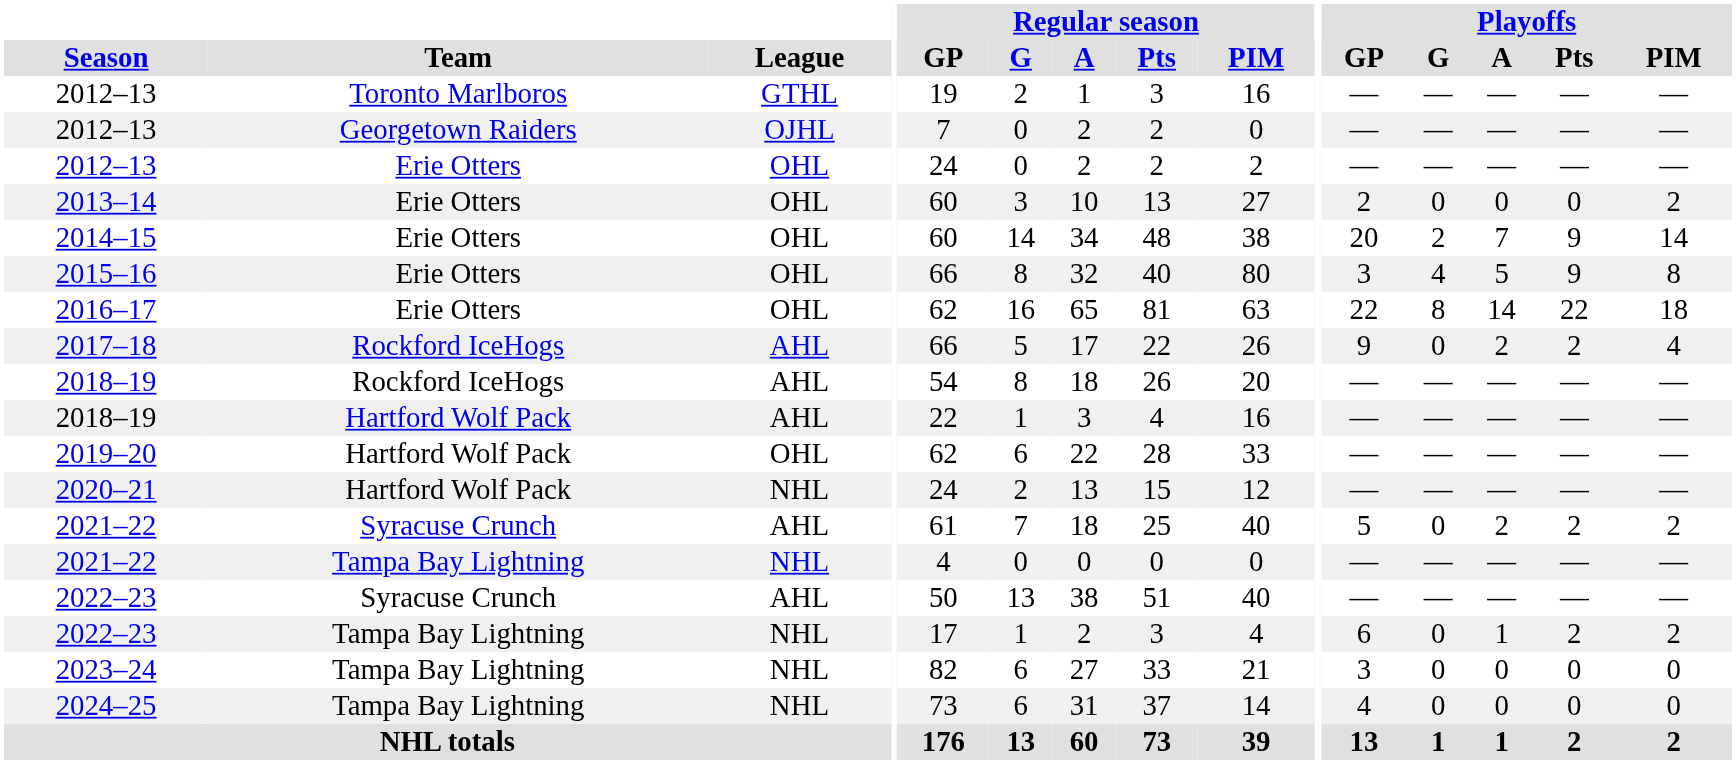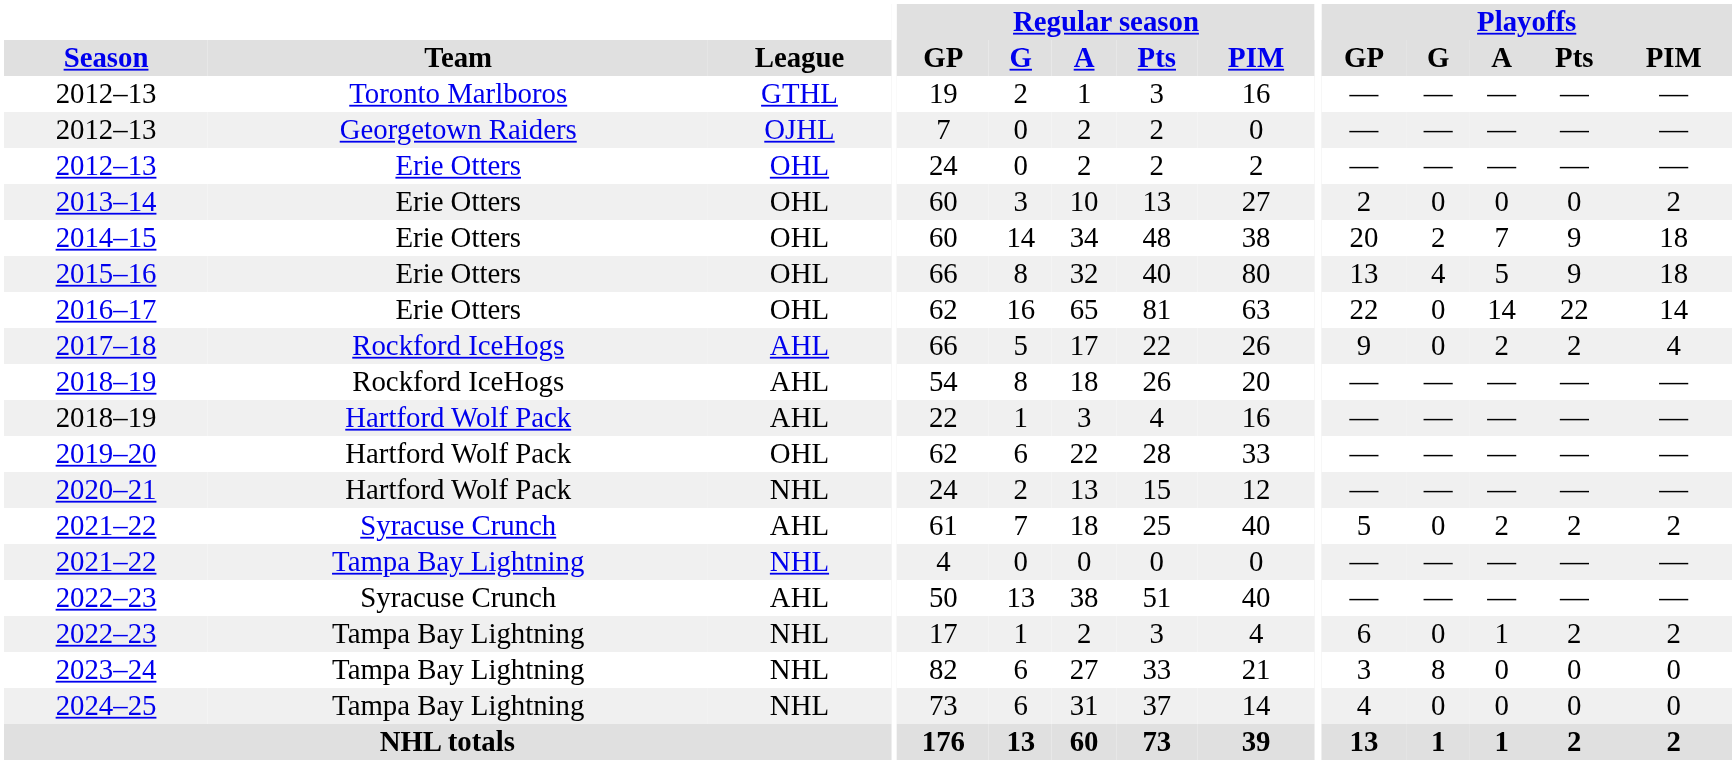(1674, 237) 14 -> (1674, 237) 18
(1364, 273) 3 -> (1364, 273) 13
(1674, 273) 8 -> (1674, 273) 18
(1438, 309) 8 -> (1438, 309) 0
(1674, 309) 18 -> (1674, 309) 14
(1438, 669) 0 -> (1438, 669) 8
